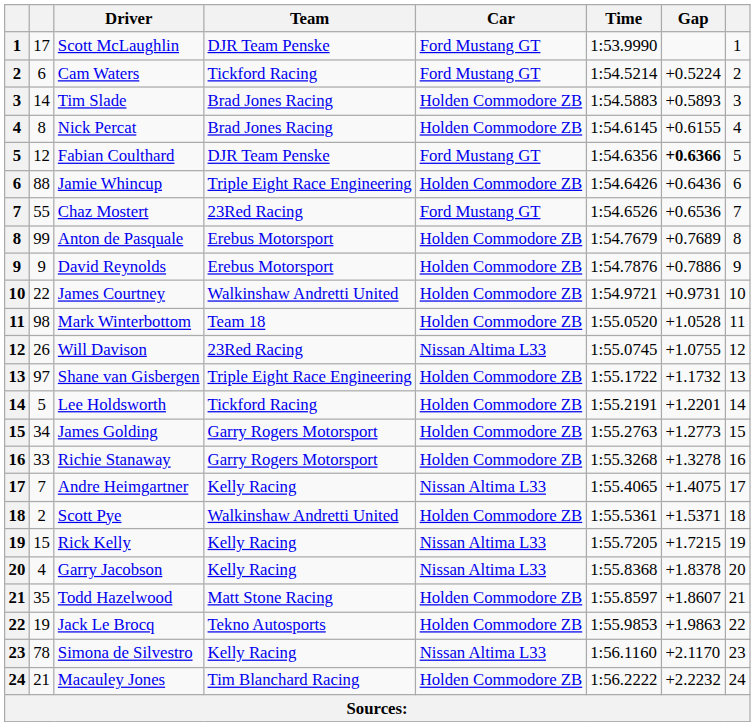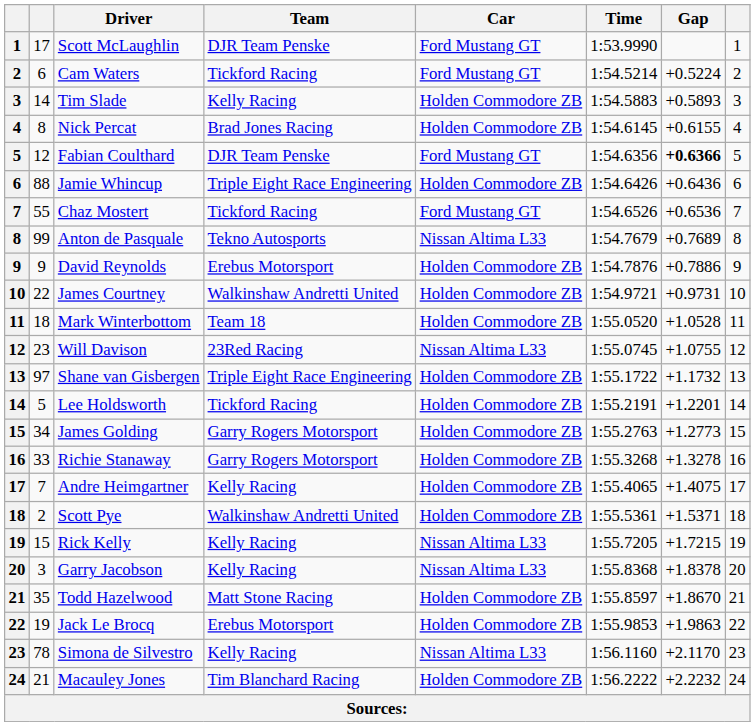(270, 100) Brad Jones Racing -> (252, 100) Kelly Racing
(255, 211) 23Red Racing -> (262, 211) Tickford Racing
(270, 238) Erebus Motorsport -> (267, 238) Tekno Autosports
(501, 238) Holden Commodore ZB -> (483, 238) Nissan Altima L33
(42, 321) 98 -> (42, 321) 18
(42, 349) 26 -> (42, 349) 23
(483, 487) Nissan Altima L33 -> (501, 487) Holden Commodore ZB
(42, 569) 4 -> (42, 569) 3
(693, 597) +1.8607 -> (693, 597) +1.8670
(267, 625) Tekno Autosports -> (270, 625) Erebus Motorsport
